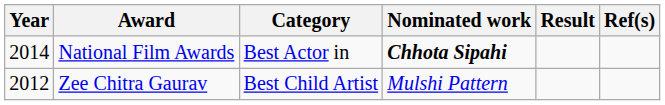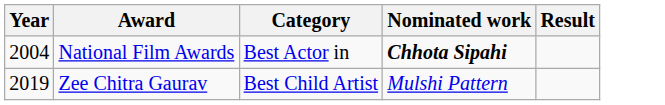- column: (630, 20)
(29, 52) 2014 -> (29, 52) 2004
(29, 83) 2012 -> (29, 83) 2019
